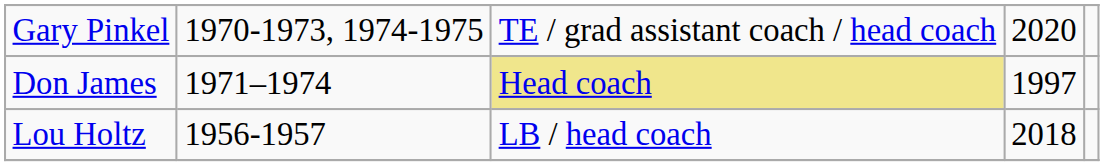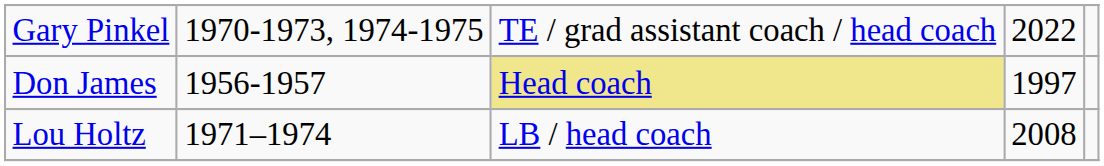(1044, 30) 2020 -> (1044, 30) 2022
(258, 82) 1971–1974 -> (255, 82) 1956-1957
(255, 133) 1956-1957 -> (258, 133) 1971–1974
(1044, 133) 2018 -> (1044, 133) 2008
